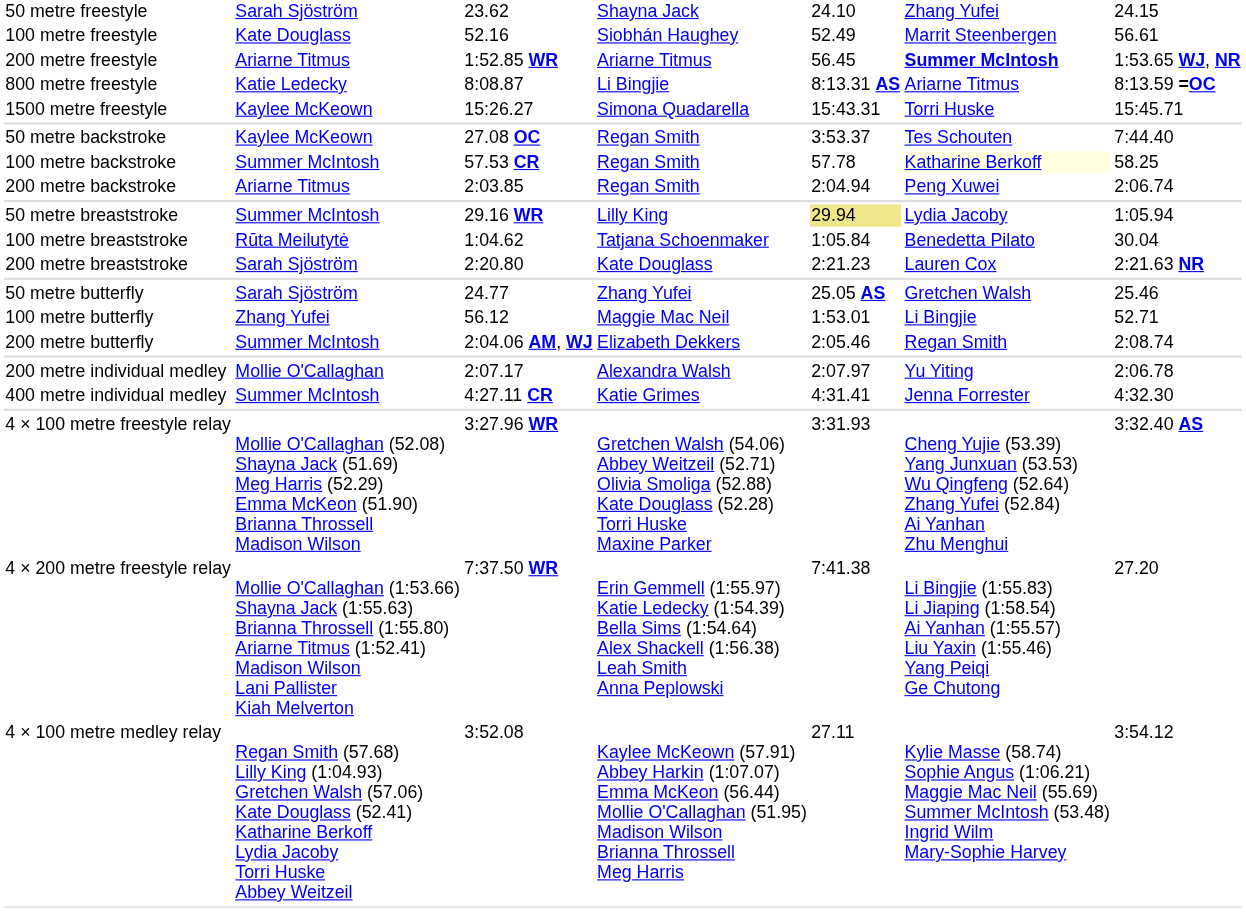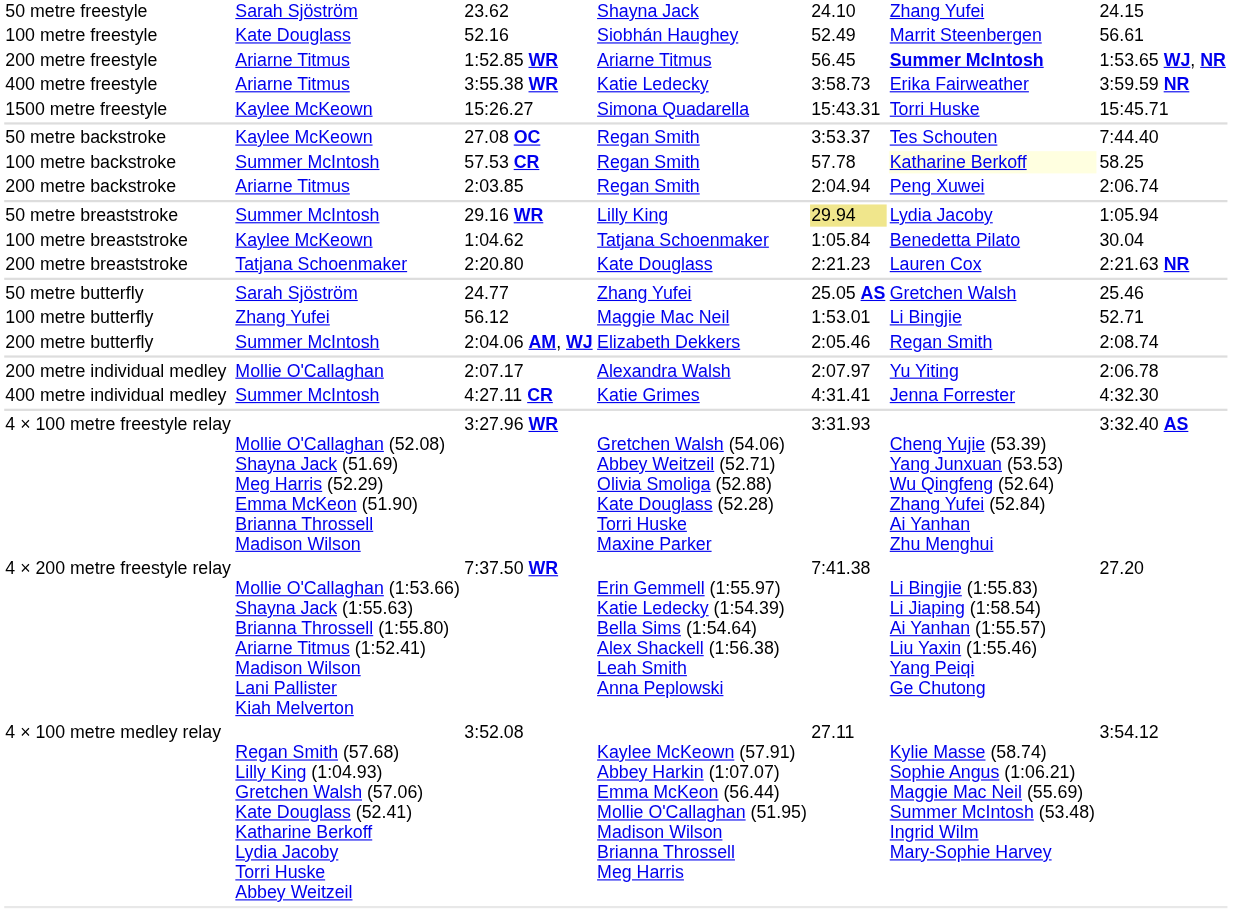+ row: (81, 84)
- row: (81, 84)
(292, 239) Rūta Meilutytė -> (304, 239) Kaylee McKeown
(297, 264) Sarah Sjöström -> (321, 264) Tatjana Schoenmaker
